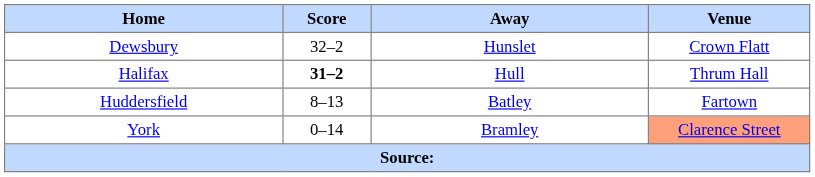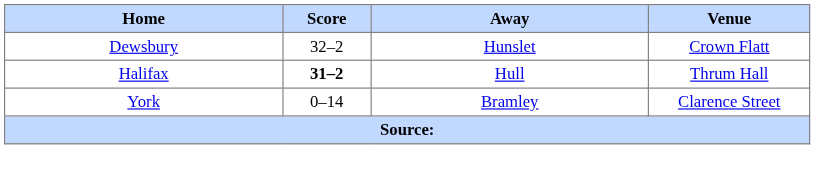- row: (144, 101)
(729, 129) lightsalmon background -> (729, 101) no background
